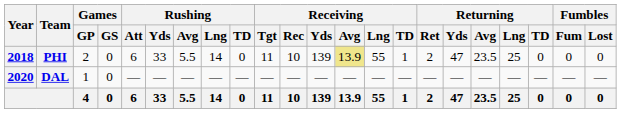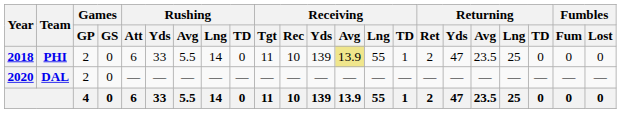(86, 77) 1 -> (86, 77) 2
